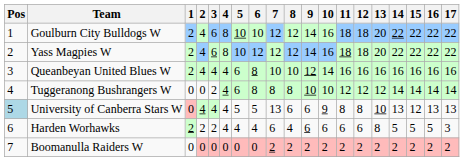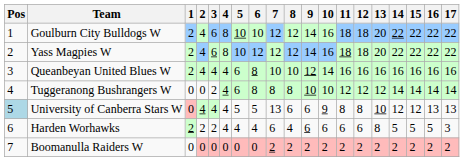(398, 109) 13 -> (398, 109) 12
